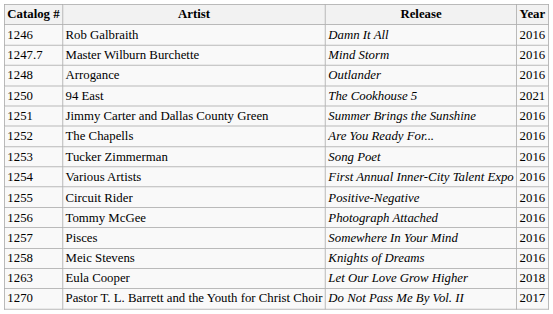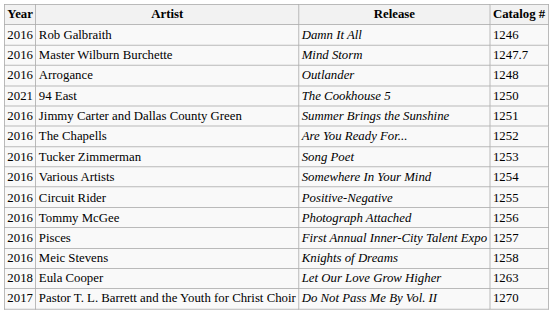columns swapped: (532, 14) <-> (33, 14)
(421, 177) First Annual Inner-City Talent Expo -> (366, 177) Somewhere In Your Mind
(393, 237) Somewhere In Your Mind -> (394, 237) First Annual Inner-City Talent Expo
